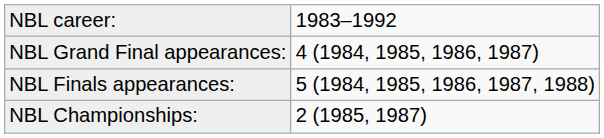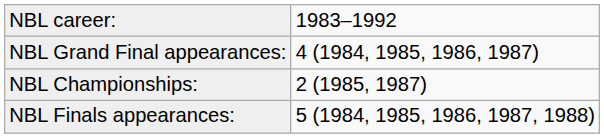rows swapped: (104, 116) <-> (122, 84)
